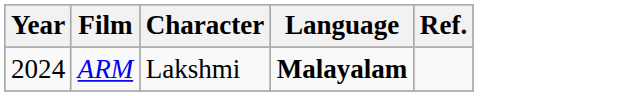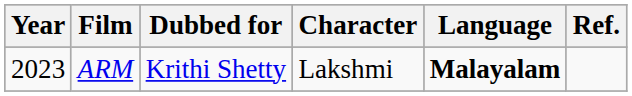+ column: (216, 25)
(38, 68) 2024 -> (38, 68) 2023
